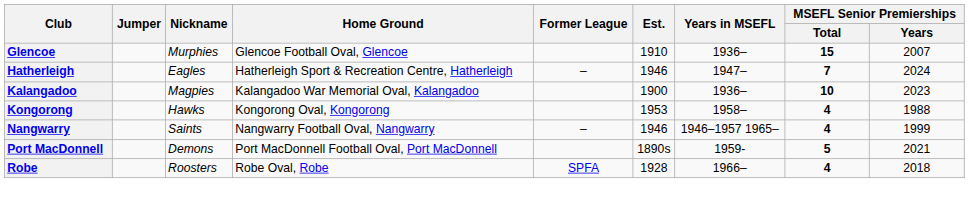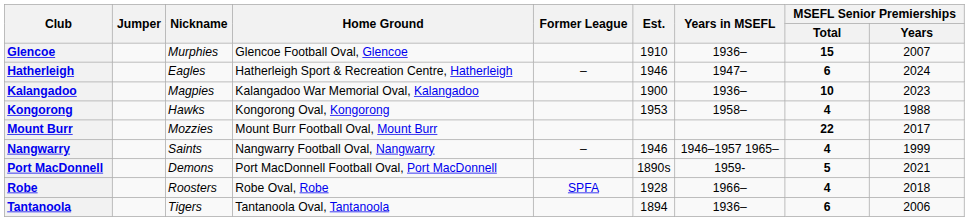(827, 71) 7 -> (827, 71) 6
+ row: (40, 129)
+ row: (39, 206)
